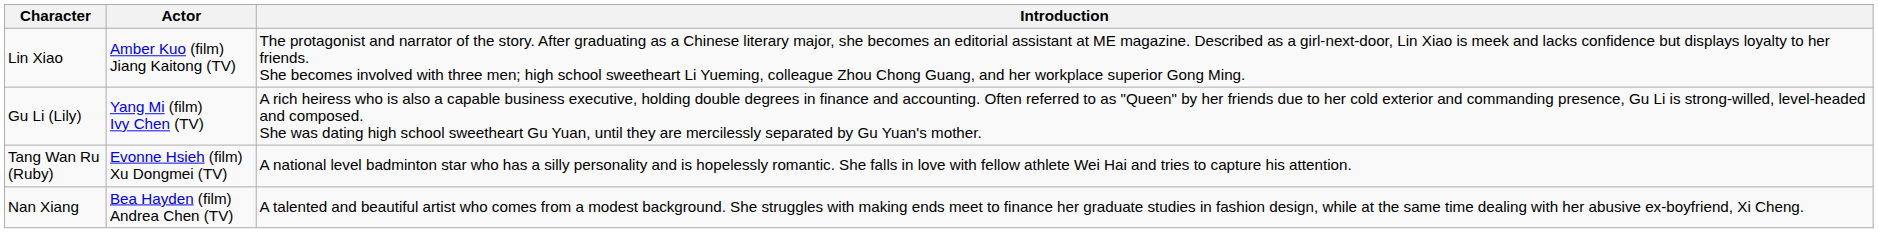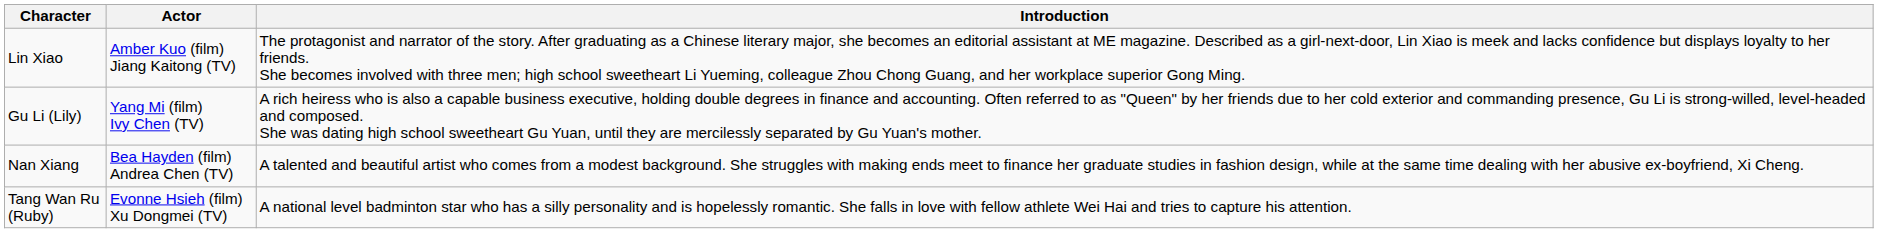rows swapped: (43, 207) <-> (54, 165)
